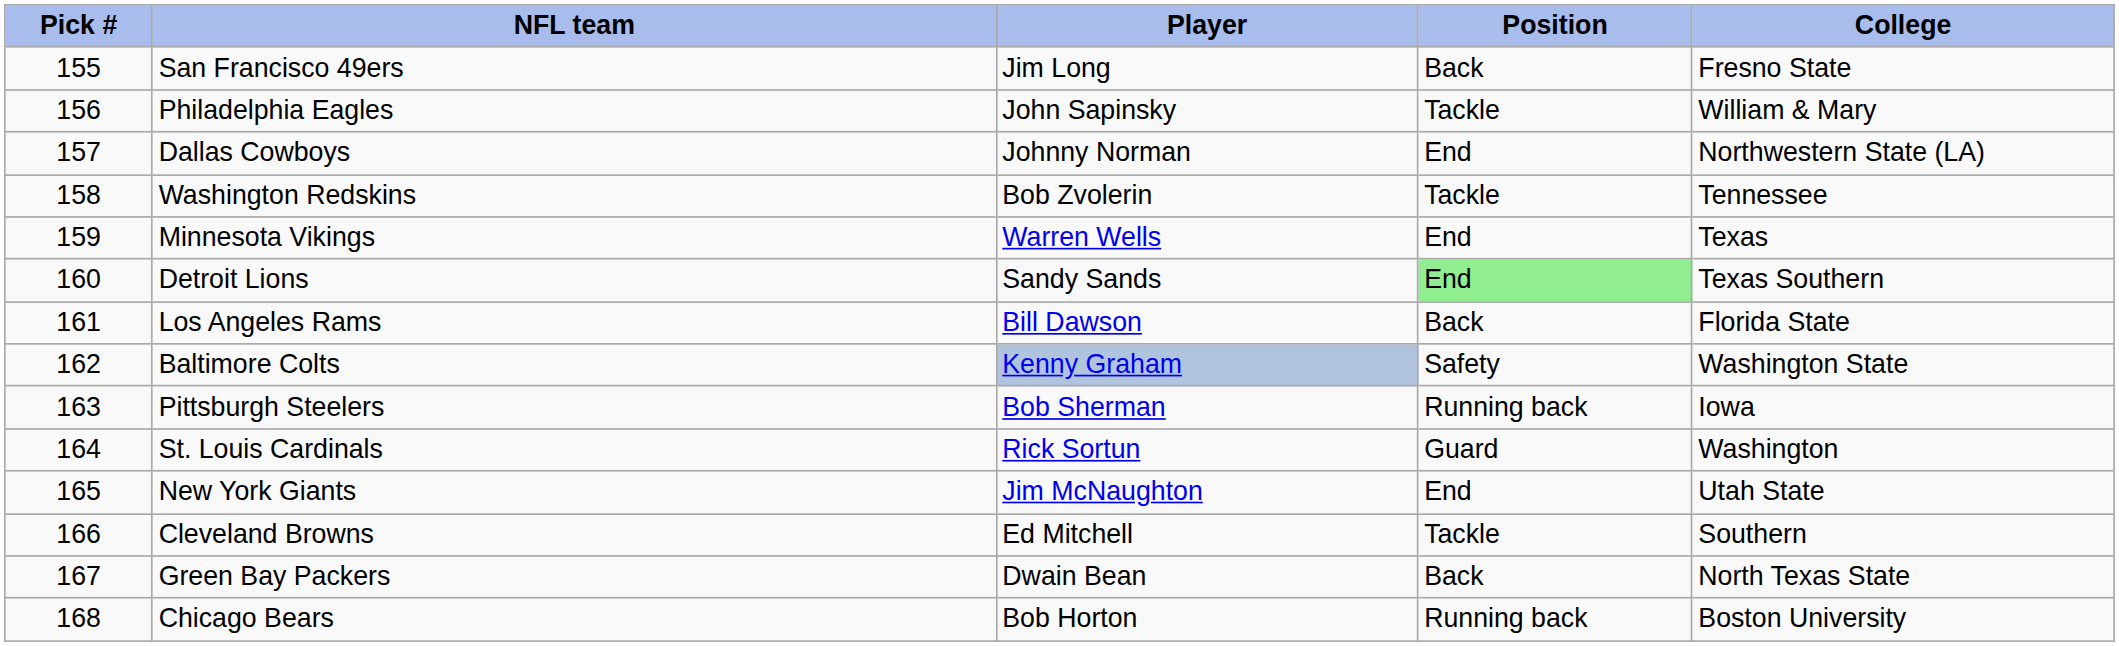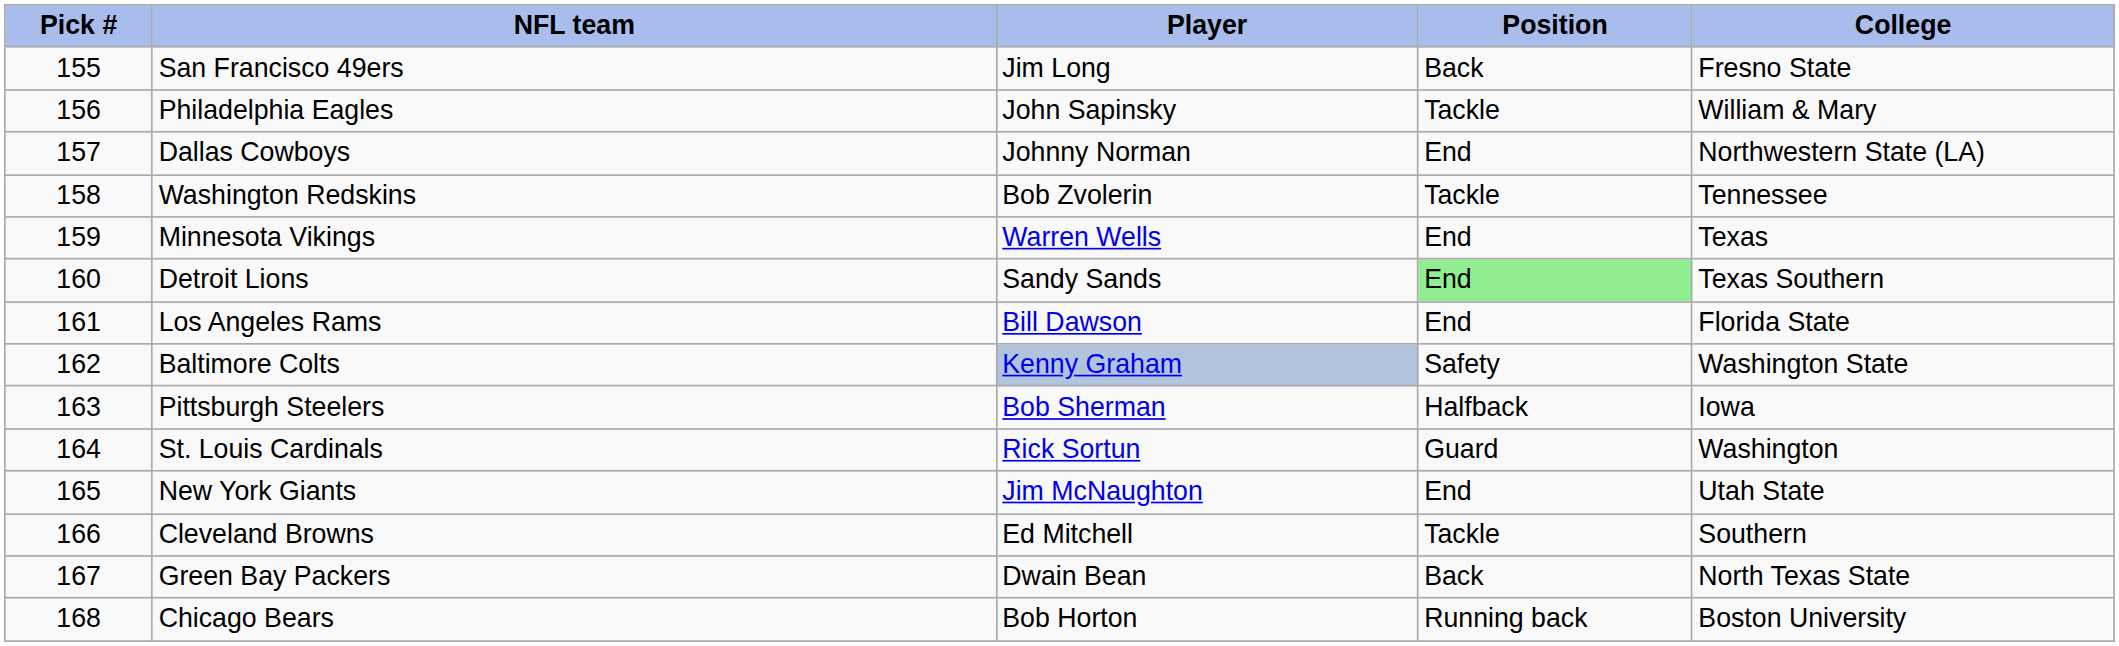(1454, 322) Back -> (1448, 322) End
(1506, 407) Running back -> (1476, 407) Halfback
